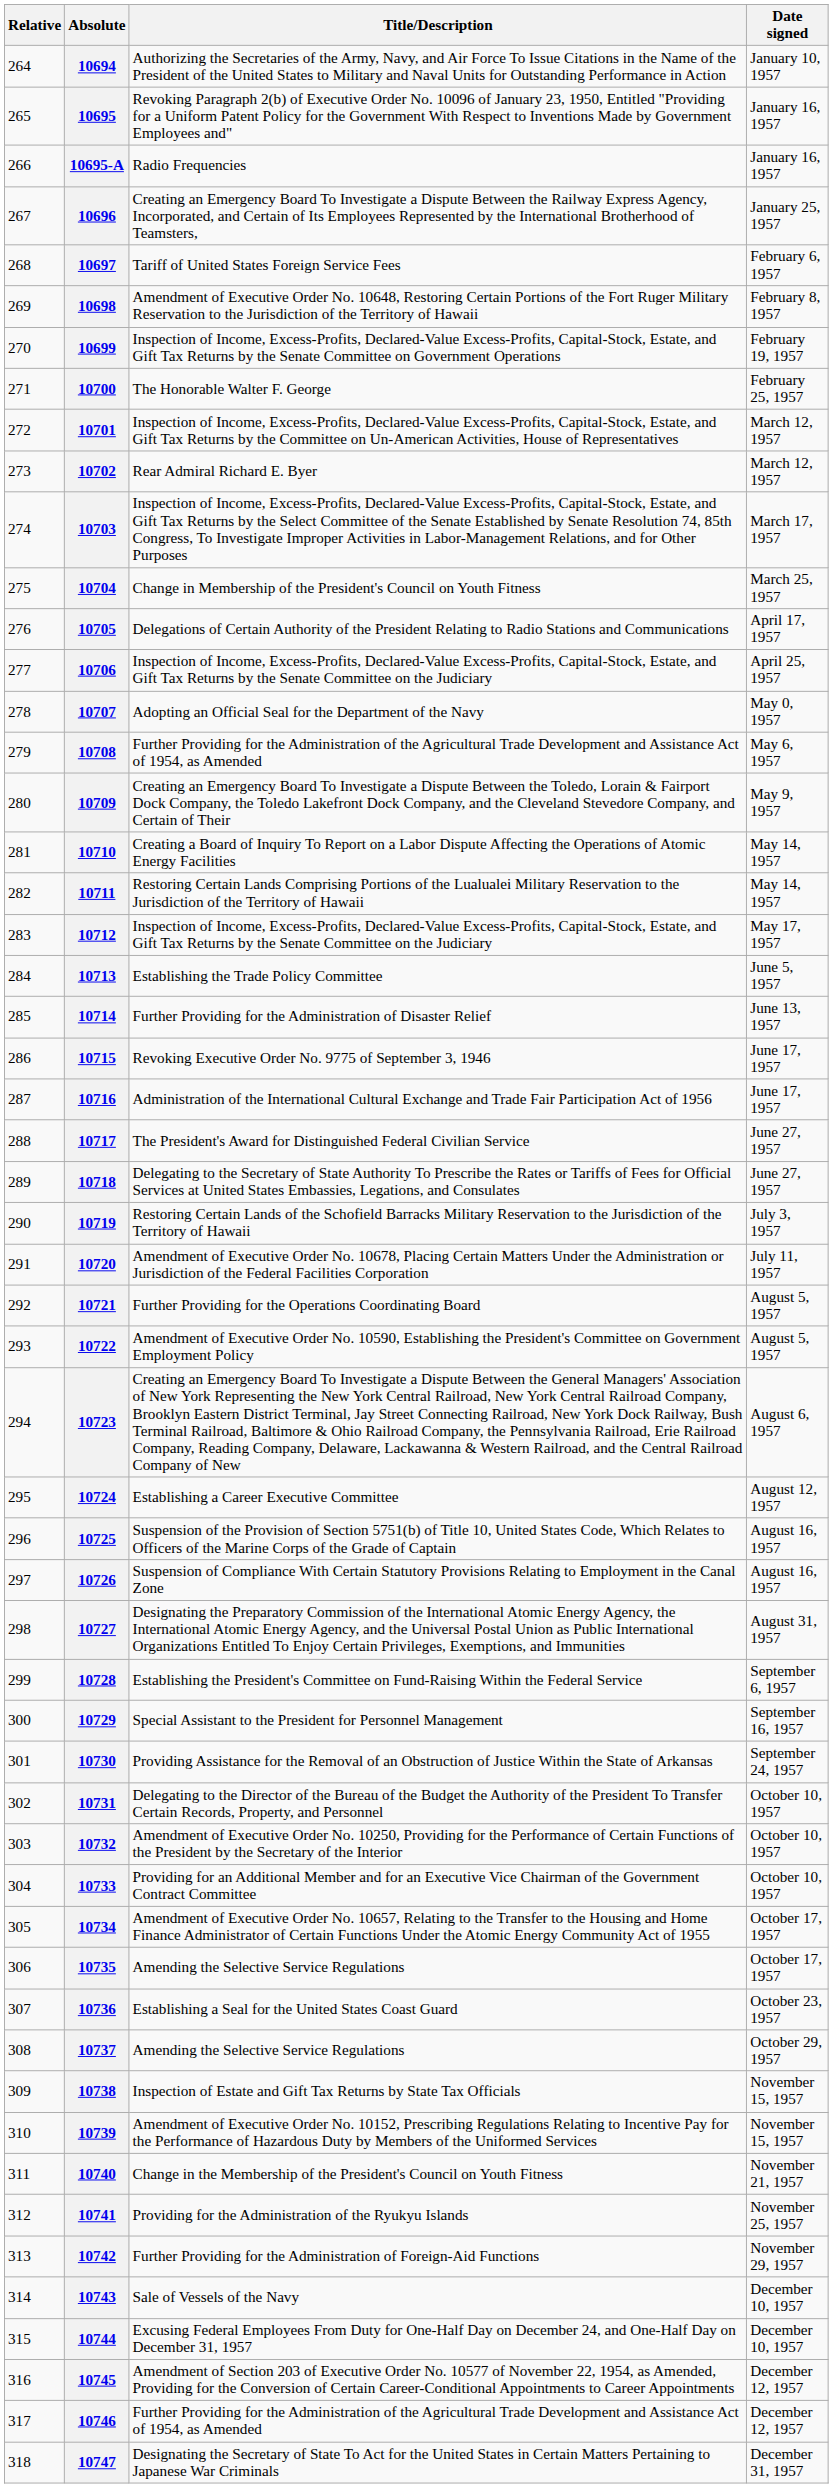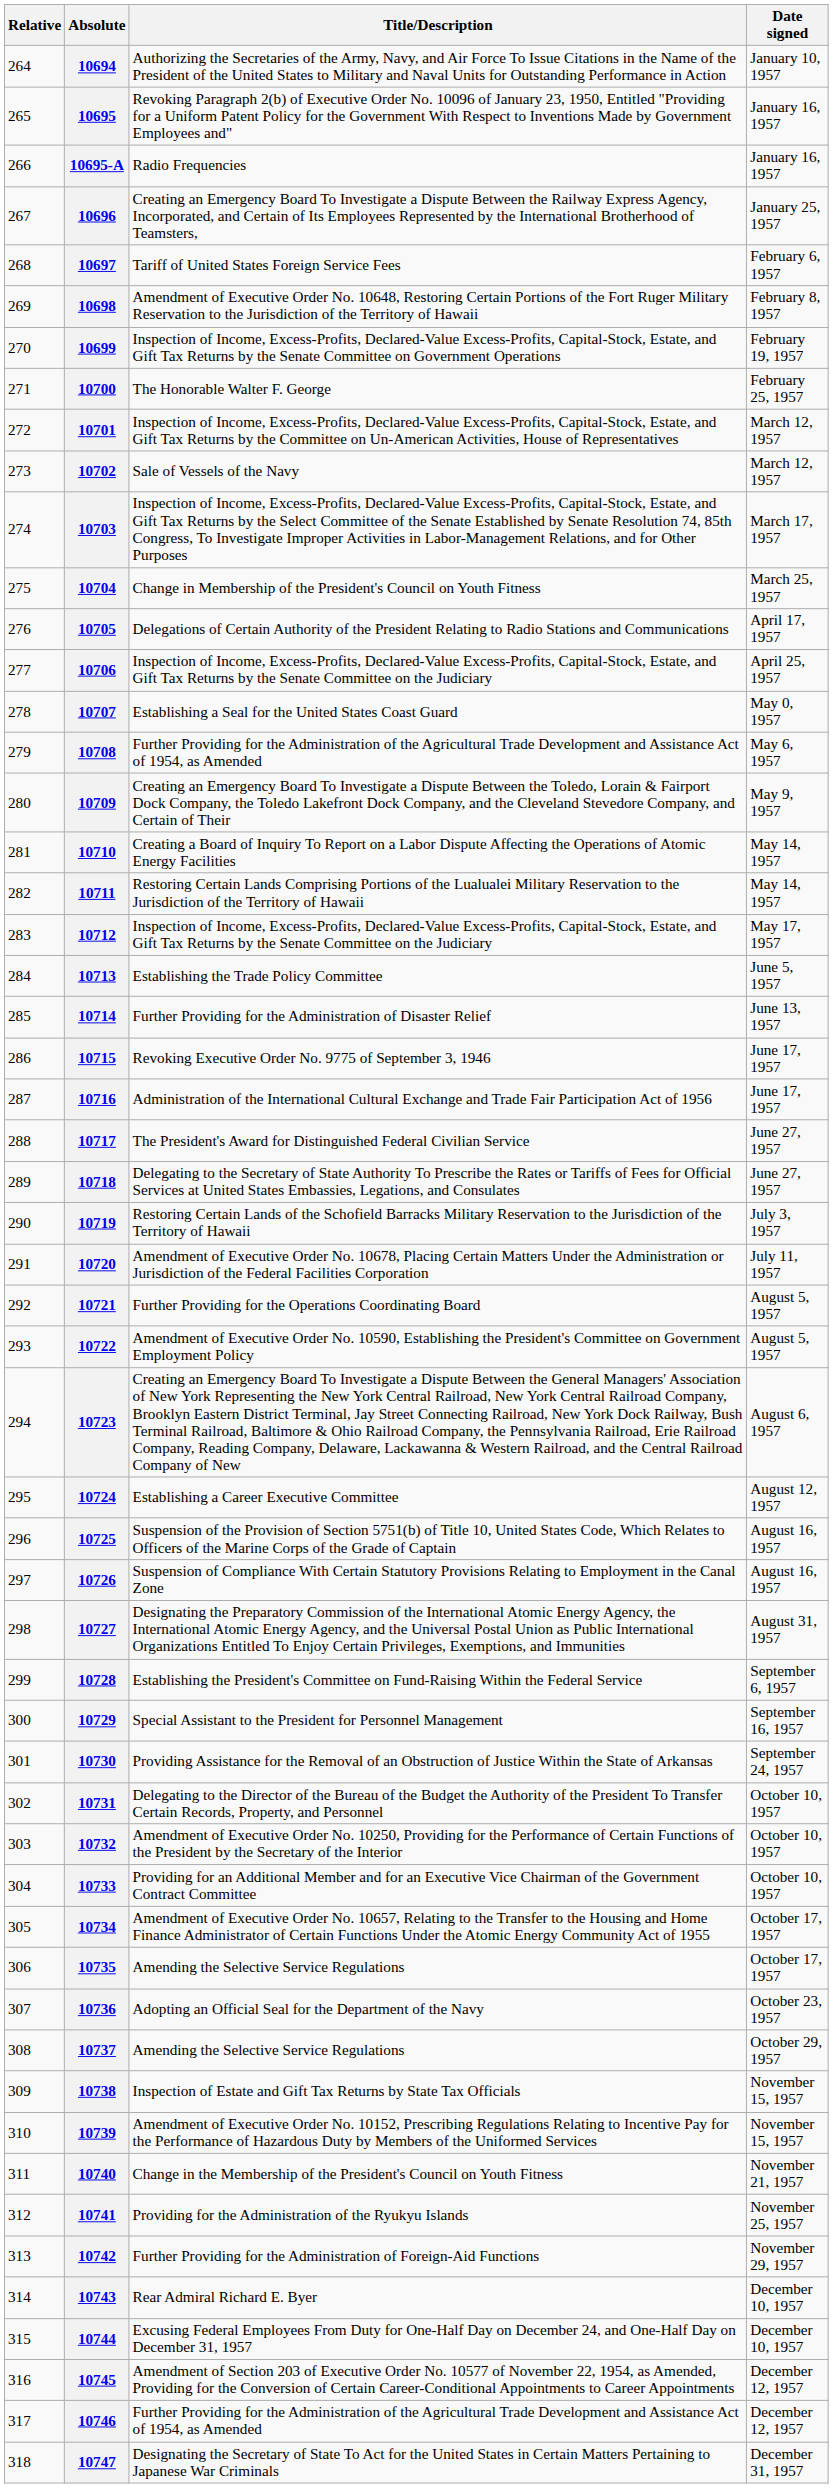(225, 471) Rear Admiral Richard E. Byer -> (216, 471) Sale of Vessels of the Navy
(308, 711) Adopting an Official Seal for the Department of the Navy -> (295, 711) Establishing a Seal for the United States Coast Guard
(295, 2009) Establishing a Seal for the United States Coast Guard -> (308, 2009) Adopting an Official Seal for the Department of the Navy
(216, 2297) Sale of Vessels of the Navy -> (225, 2297) Rear Admiral Richard E. Byer
